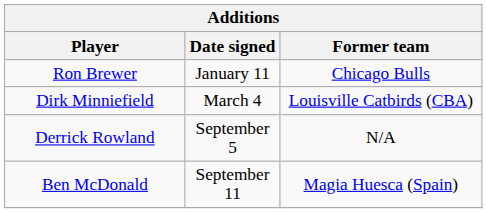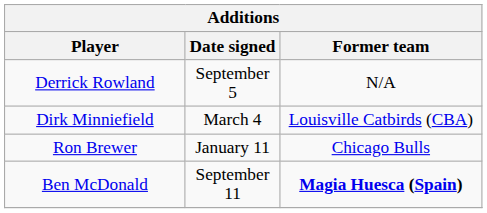rows swapped: (95, 137) <-> (95, 73)
(381, 184) normal -> (381, 184) bold
